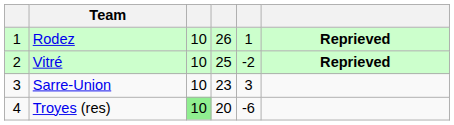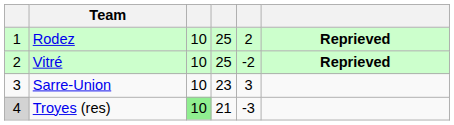(224, 39) 26 -> (224, 39) 25
(249, 39) 1 -> (249, 39) 2
(17, 108) no background -> (17, 108) lightgrey background
(224, 108) 20 -> (224, 108) 21
(248, 108) -6 -> (248, 108) -3
